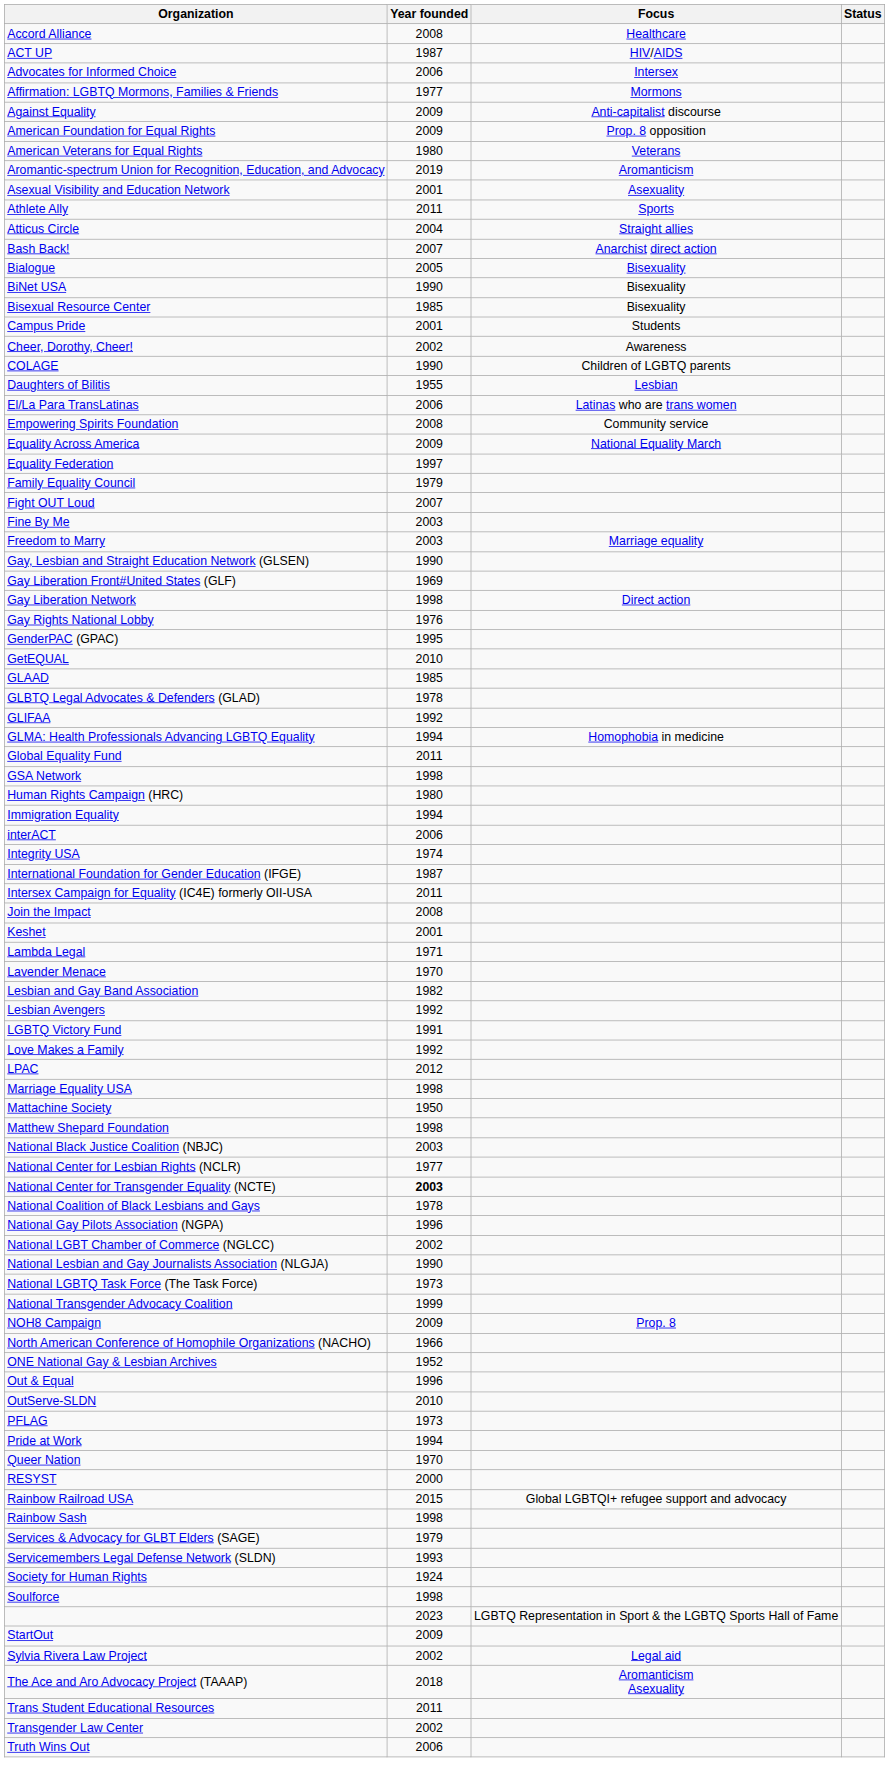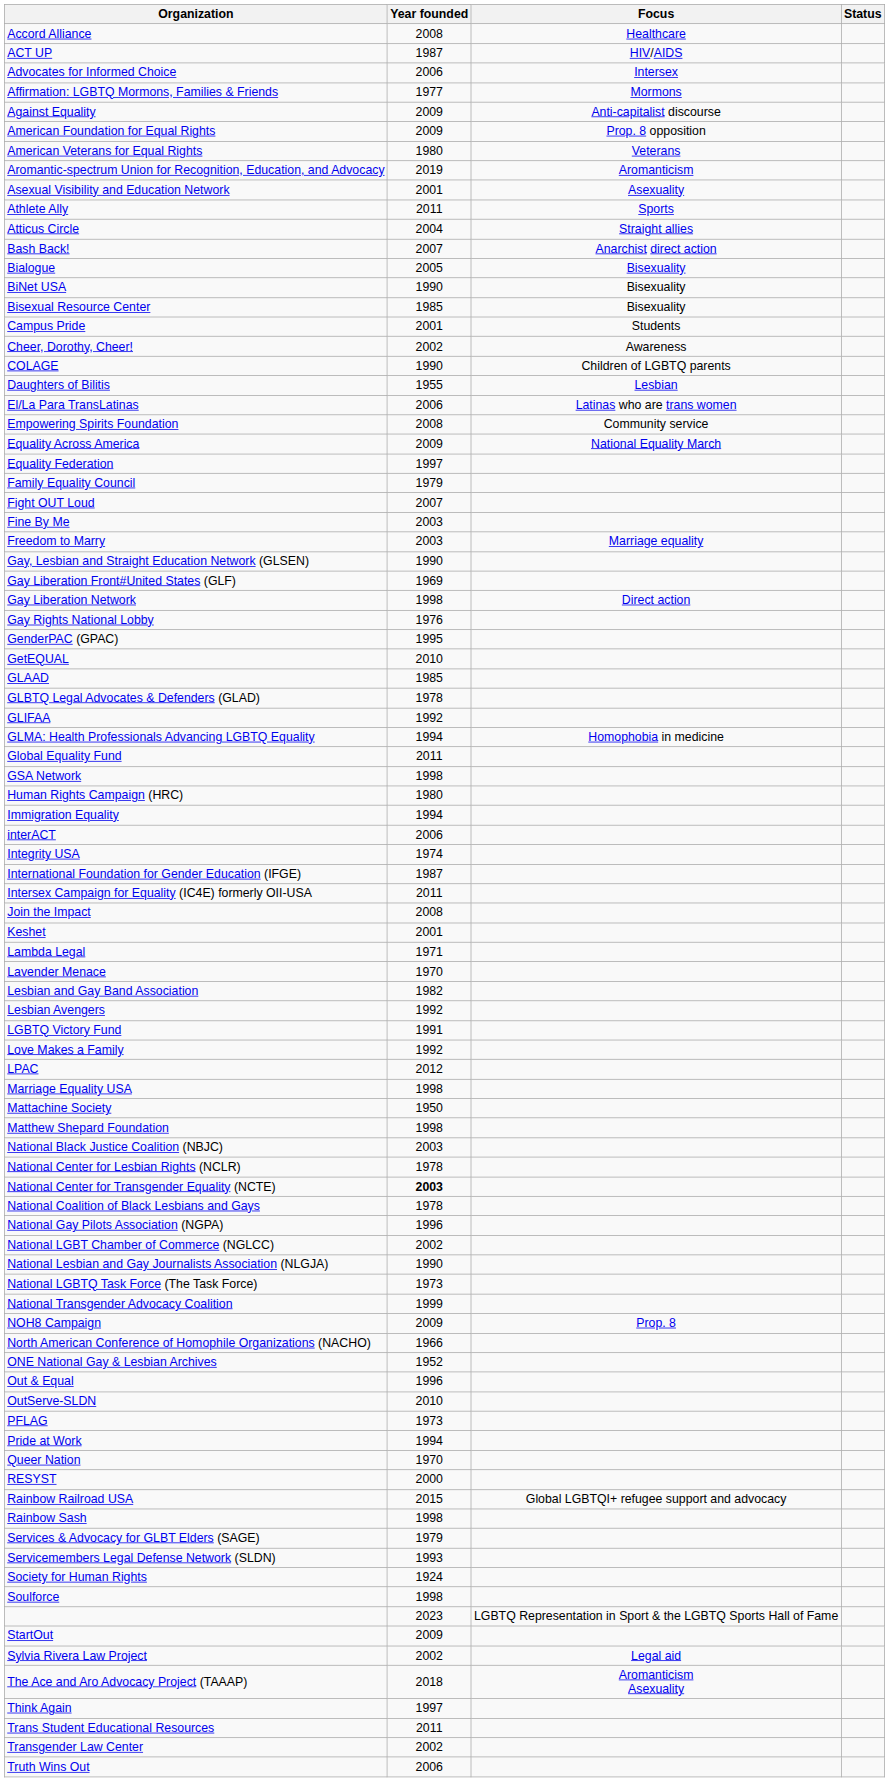(429, 1167) 1977 -> (429, 1167) 1978
+ row: (39, 1708)
